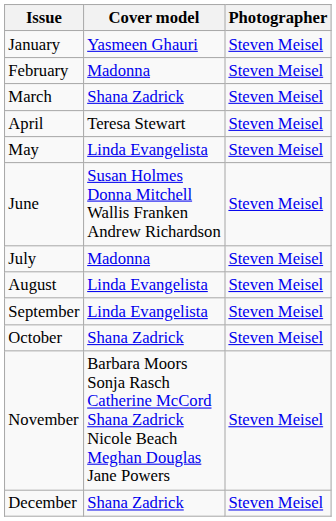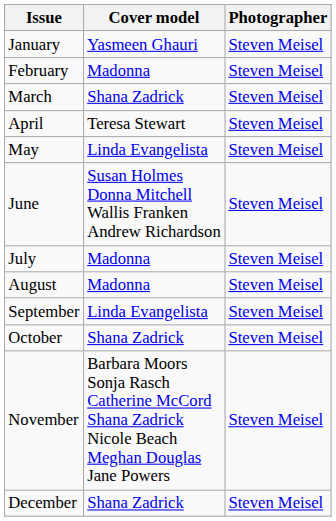(147, 284) Linda Evangelista -> (119, 284) Madonna
